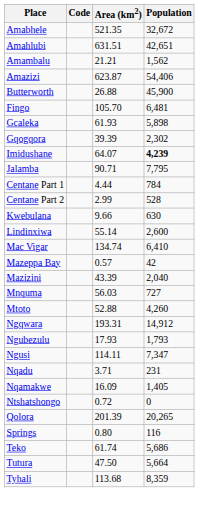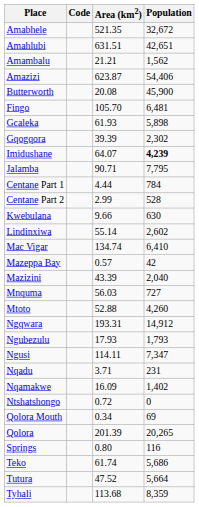(106, 92) 26.88 -> (106, 92) 20.08
(157, 231) 2,600 -> (157, 231) 2,602
(157, 386) 1,405 -> (157, 386) 1,402
+ row: (34, 417)
(106, 463) 47.50 -> (106, 479) 47.52
